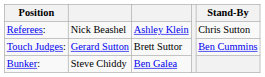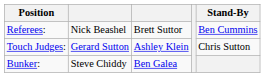(161, 30) Ashley Klein -> (158, 30) Brett Suttor
(224, 30) Chris Sutton -> (228, 30) Ben Cummins
(158, 47) Brett Suttor -> (161, 47) Ashley Klein
(228, 47) Ben Cummins -> (224, 47) Chris Sutton
